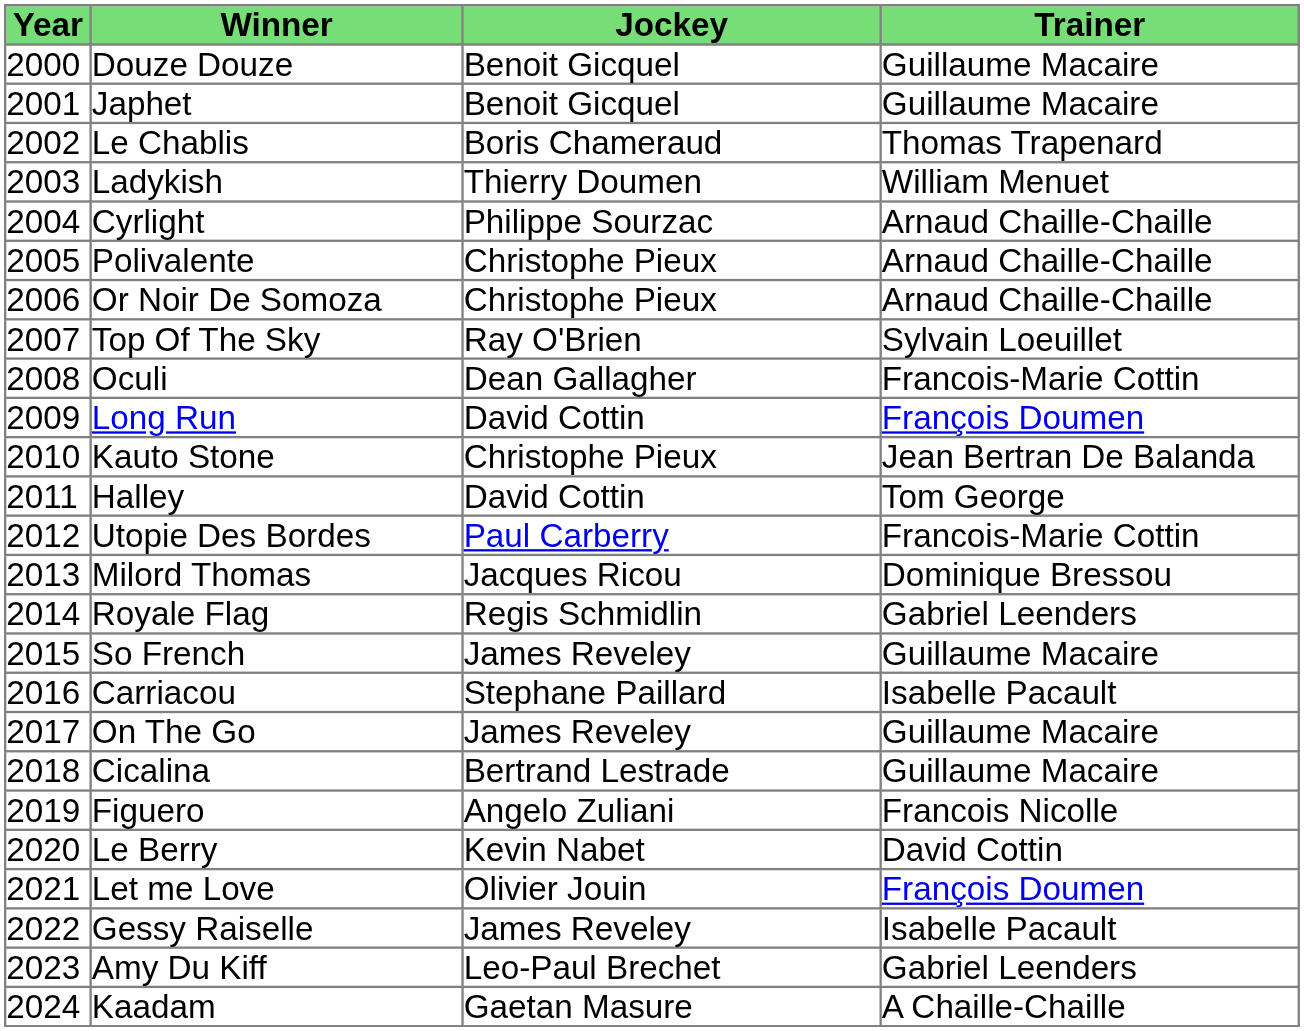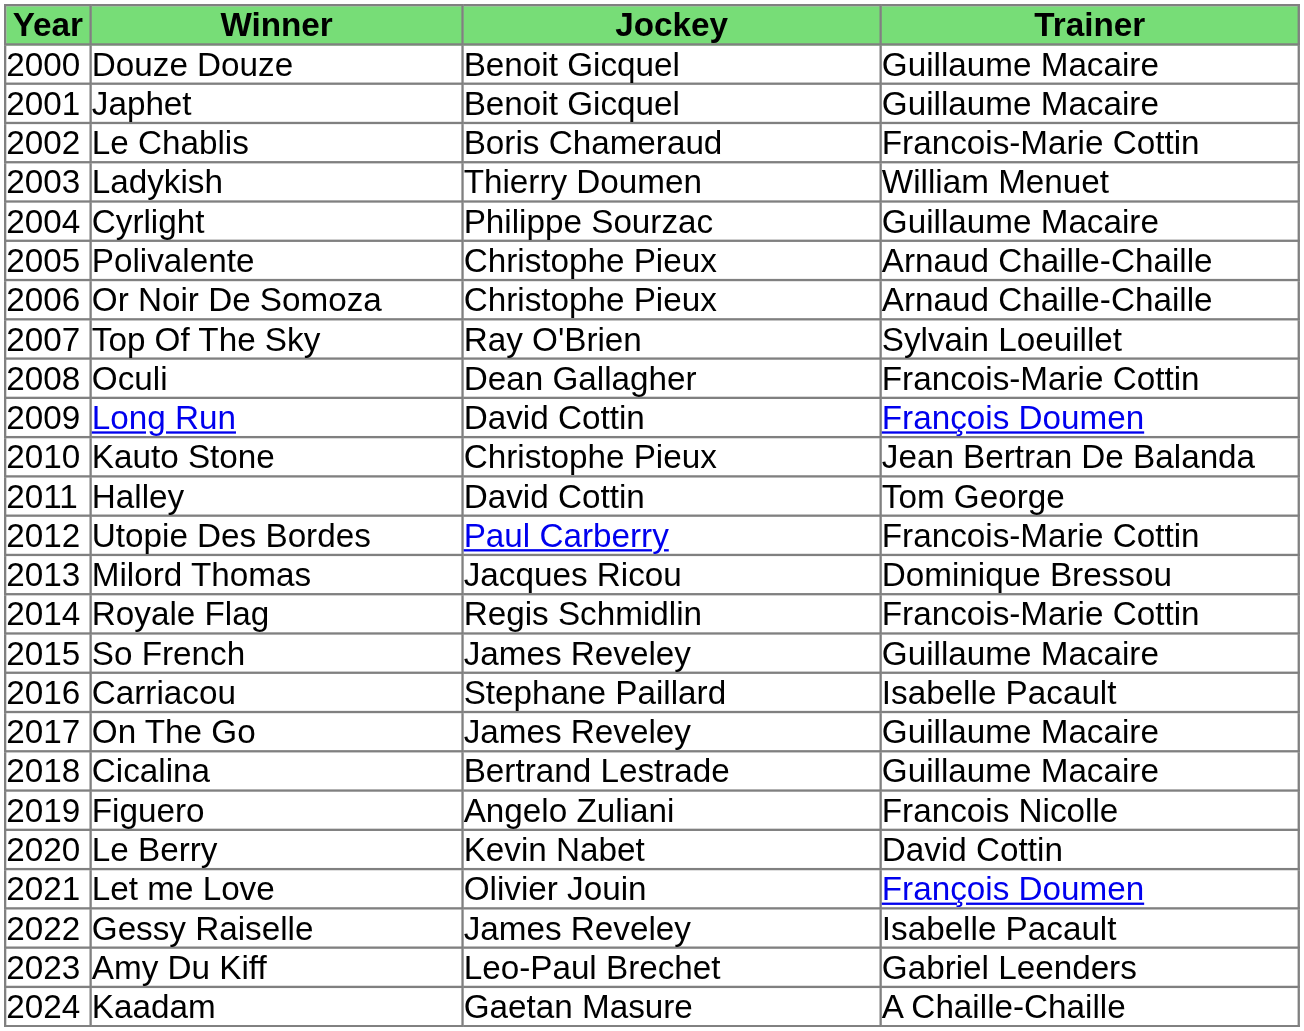(1022, 143) Thomas Trapenard -> (1041, 143) Francois-Marie Cottin
(1047, 221) Arnaud Chaille-Chaille -> (1020, 221) Guillaume Macaire
(1009, 614) Gabriel Leenders -> (1041, 614) Francois-Marie Cottin
